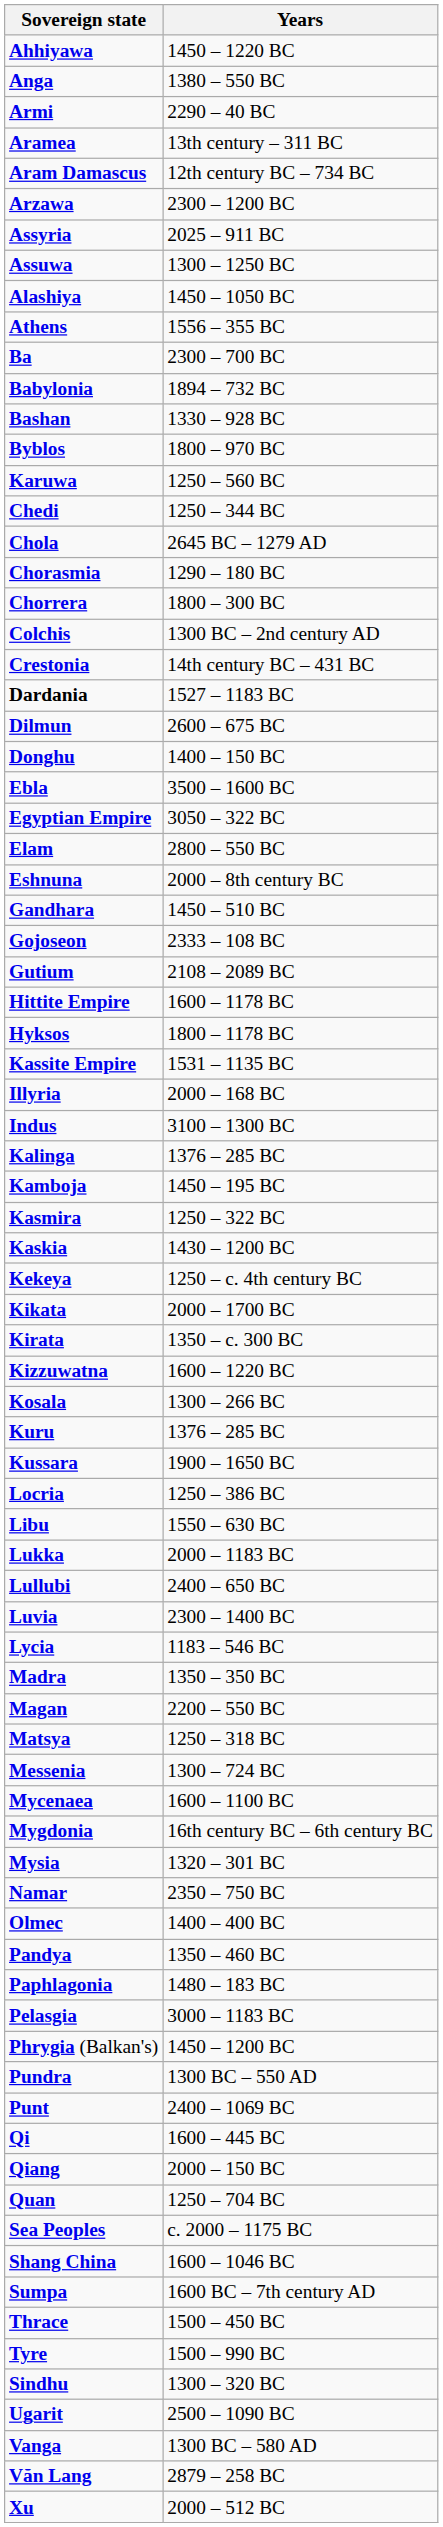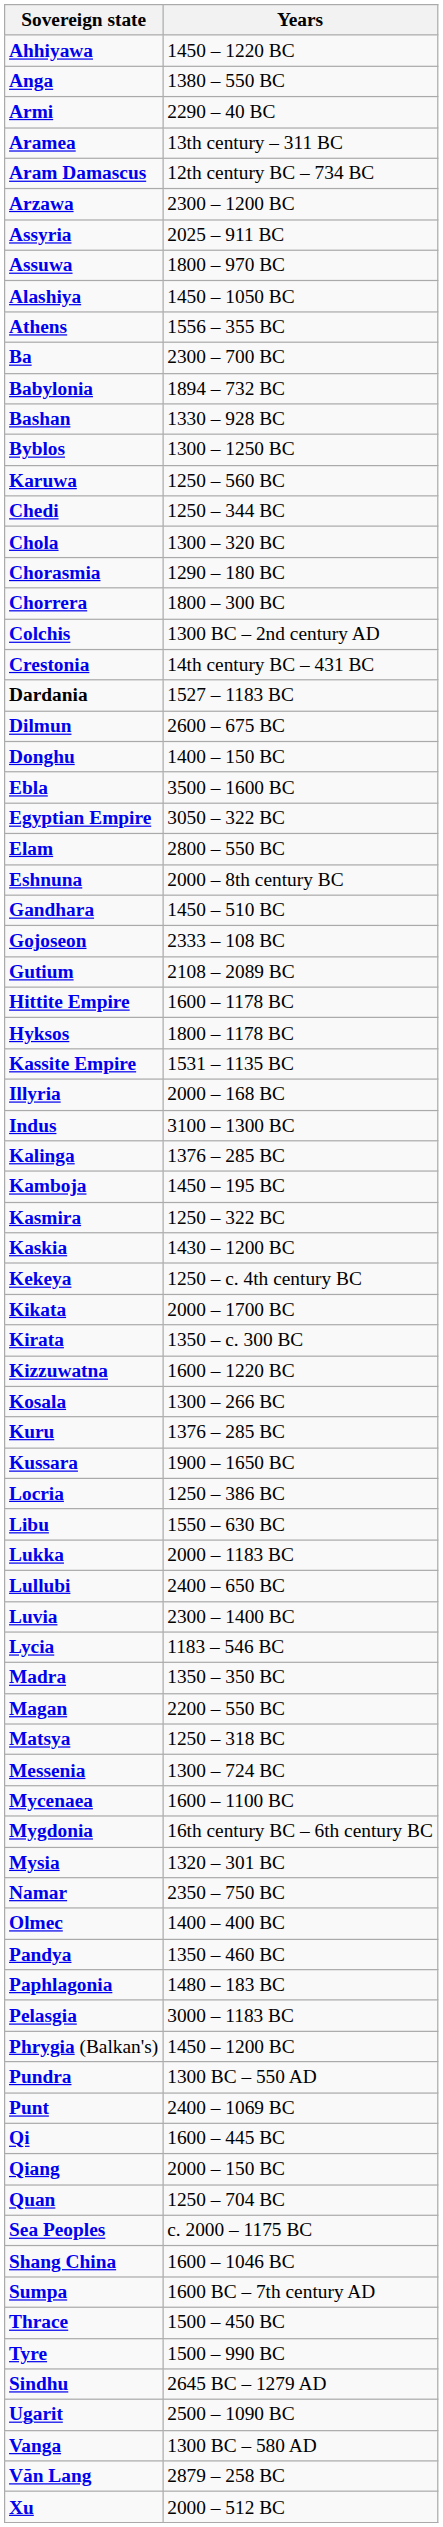(231, 265) 1300 – 1250 BC -> (226, 265) 1800 – 970 BC
(226, 449) 1800 – 970 BC -> (231, 449) 1300 – 1250 BC
(247, 541) 2645 BC – 1279 AD -> (226, 541) 1300 – 320 BC
(226, 2384) 1300 – 320 BC -> (247, 2384) 2645 BC – 1279 AD
